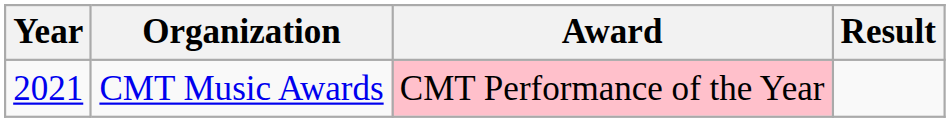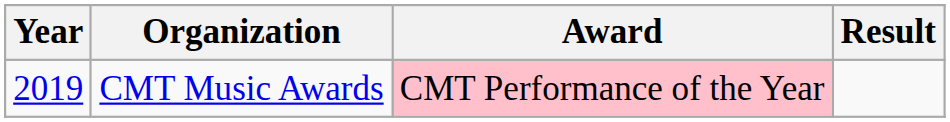(48, 87) 2021 -> (48, 87) 2019
